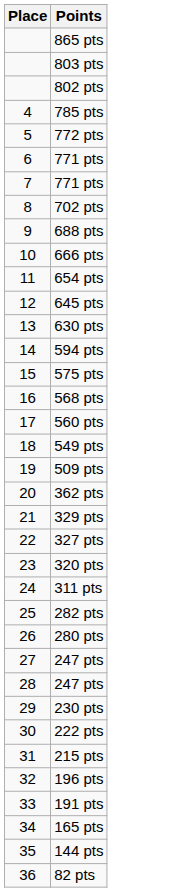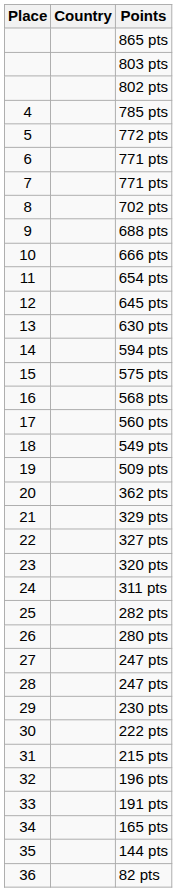+ column: (83, 16)
